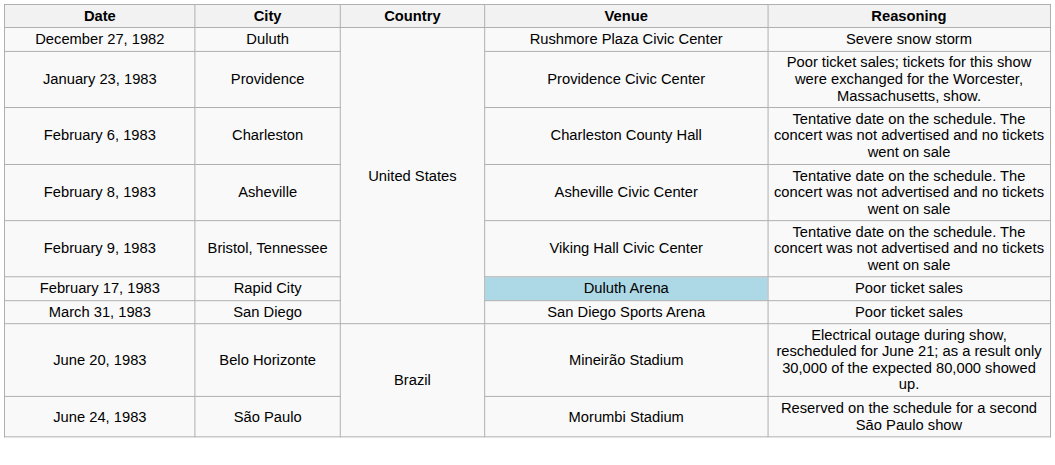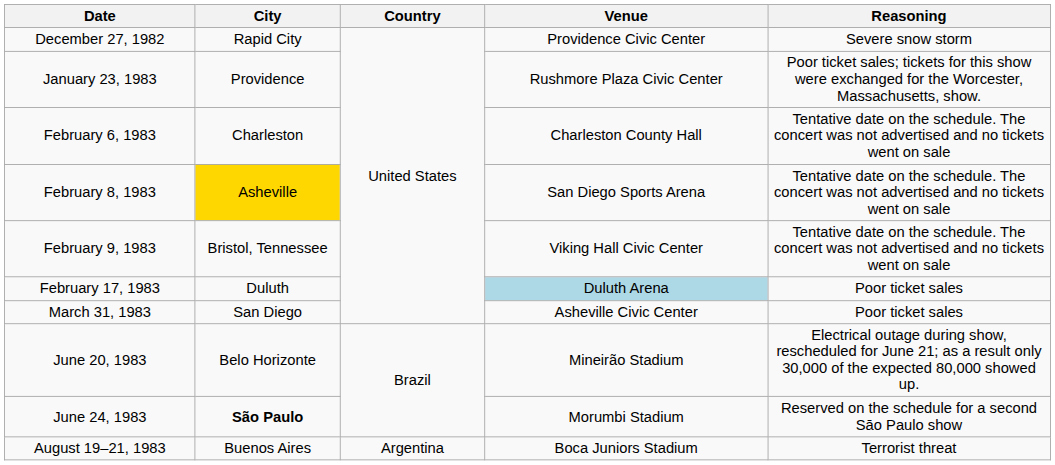(268, 39) Duluth -> (268, 39) Rapid City
(626, 39) Rushmore Plaza Civic Center -> (626, 39) Providence Civic Center
(626, 79) Providence Civic Center -> (626, 79) Rushmore Plaza Civic Center
(268, 192) no background -> (268, 192) gold background
(626, 192) Asheville Civic Center -> (626, 192) San Diego Sports Arena
(268, 288) Rapid City -> (268, 288) Duluth
(626, 312) San Diego Sports Arena -> (626, 312) Asheville Civic Center
(268, 416) normal -> (268, 416) bold
+ row: (100, 448)
